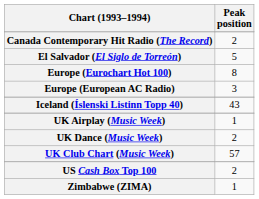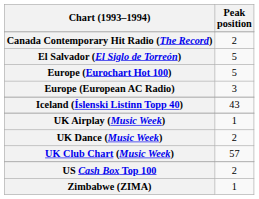(234, 72) 8 -> (234, 72) 5
